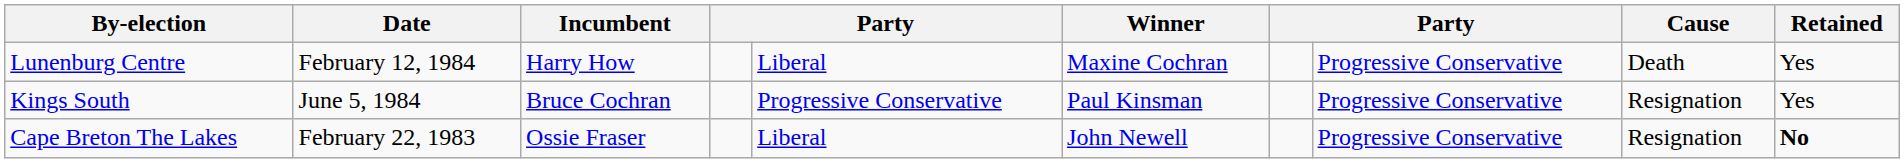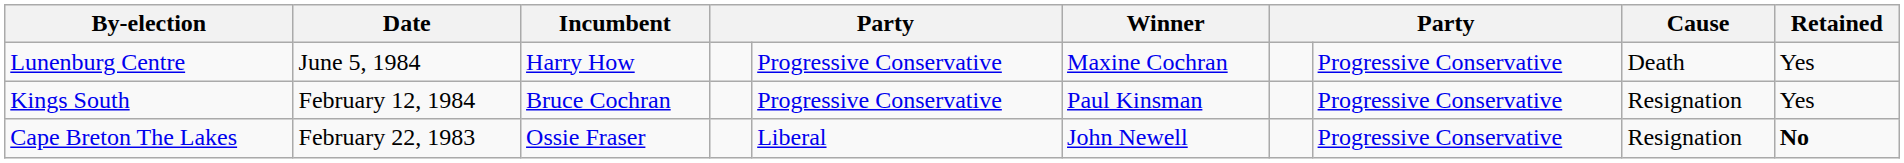(387, 61) February 12, 1984 -> (360, 61) June 5, 1984
(792, 61) Liberal -> (880, 61) Progressive Conservative
(360, 99) June 5, 1984 -> (387, 99) February 12, 1984
